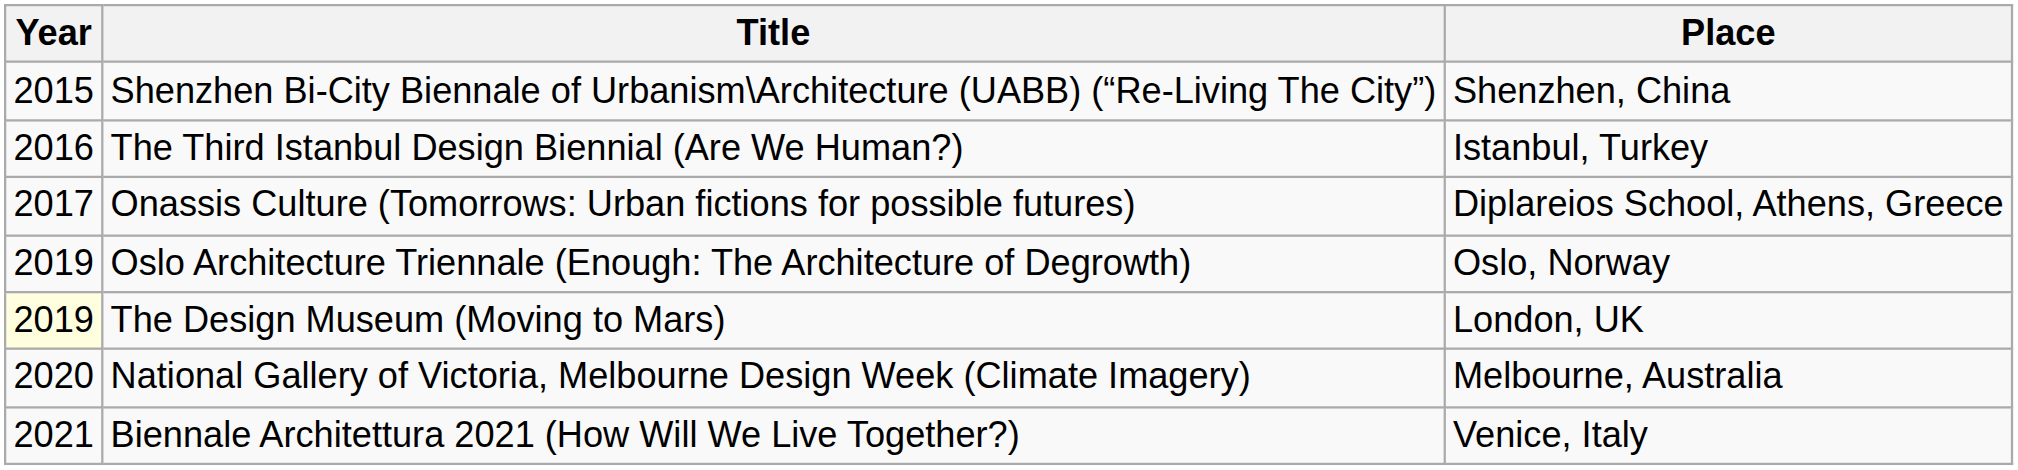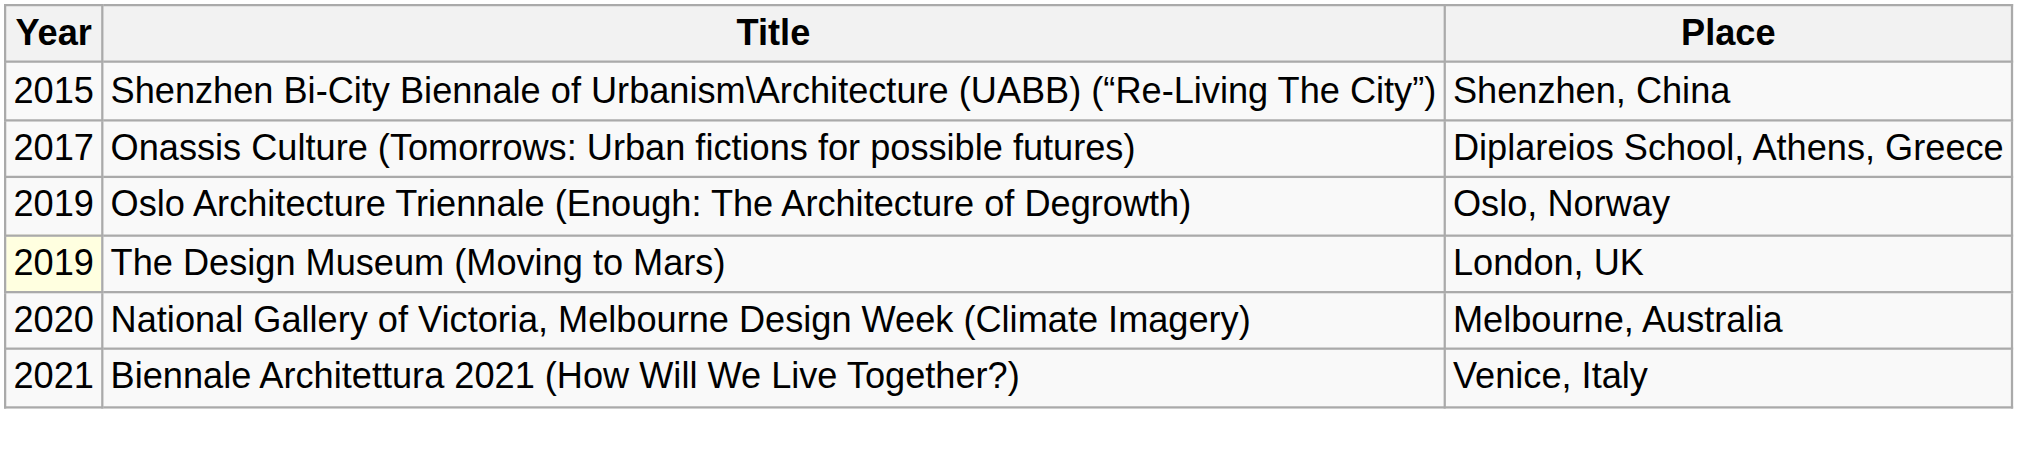- row: (537, 147)
